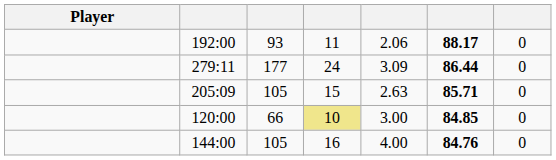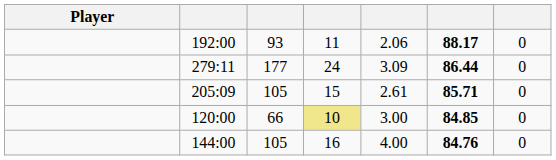(394, 92) 2.63 -> (394, 92) 2.61
